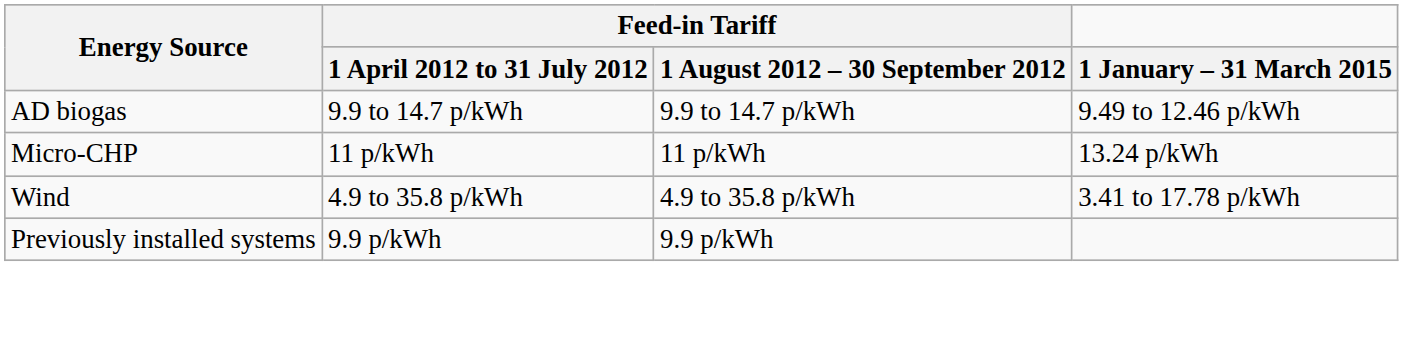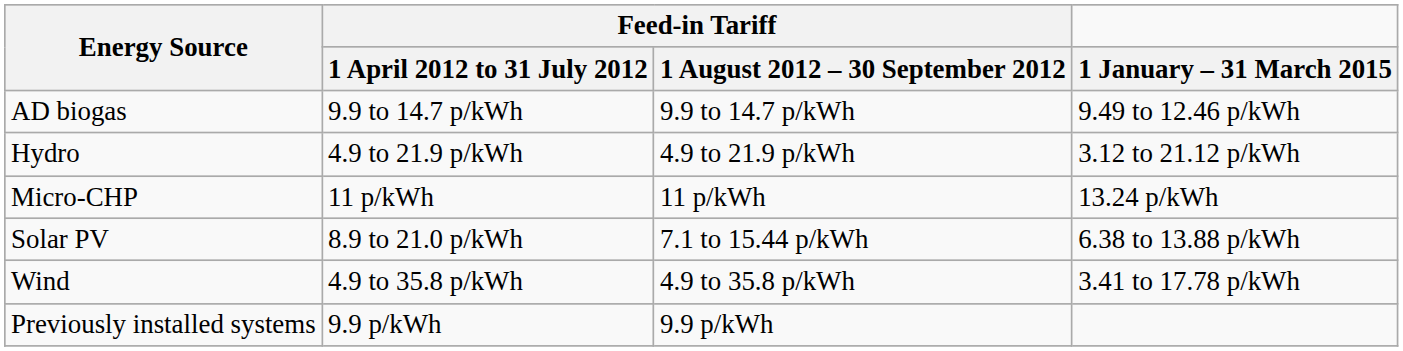+ row: (45, 153)
+ row: (60, 238)
